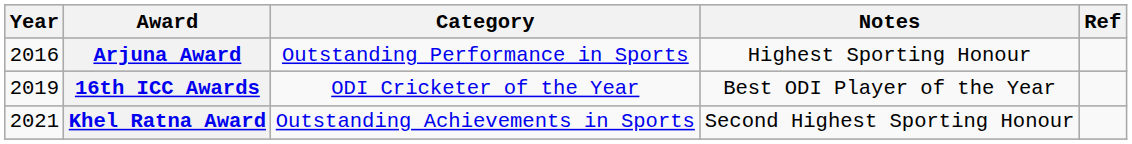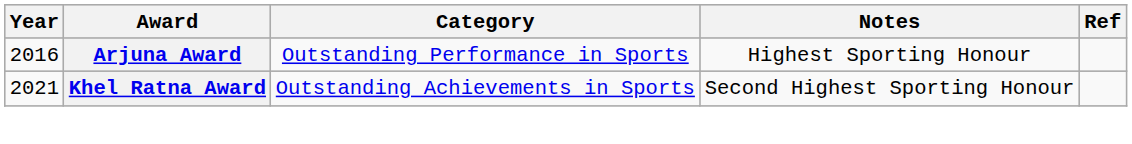- row: (167, 88)
